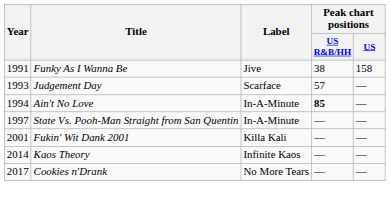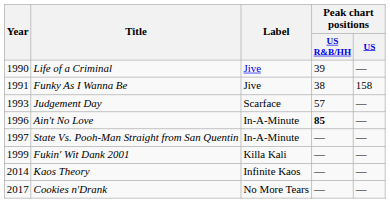+ row: (73, 68)
(18, 103) 1994 -> (18, 120) 1996
(18, 137) 2001 -> (18, 155) 1999
